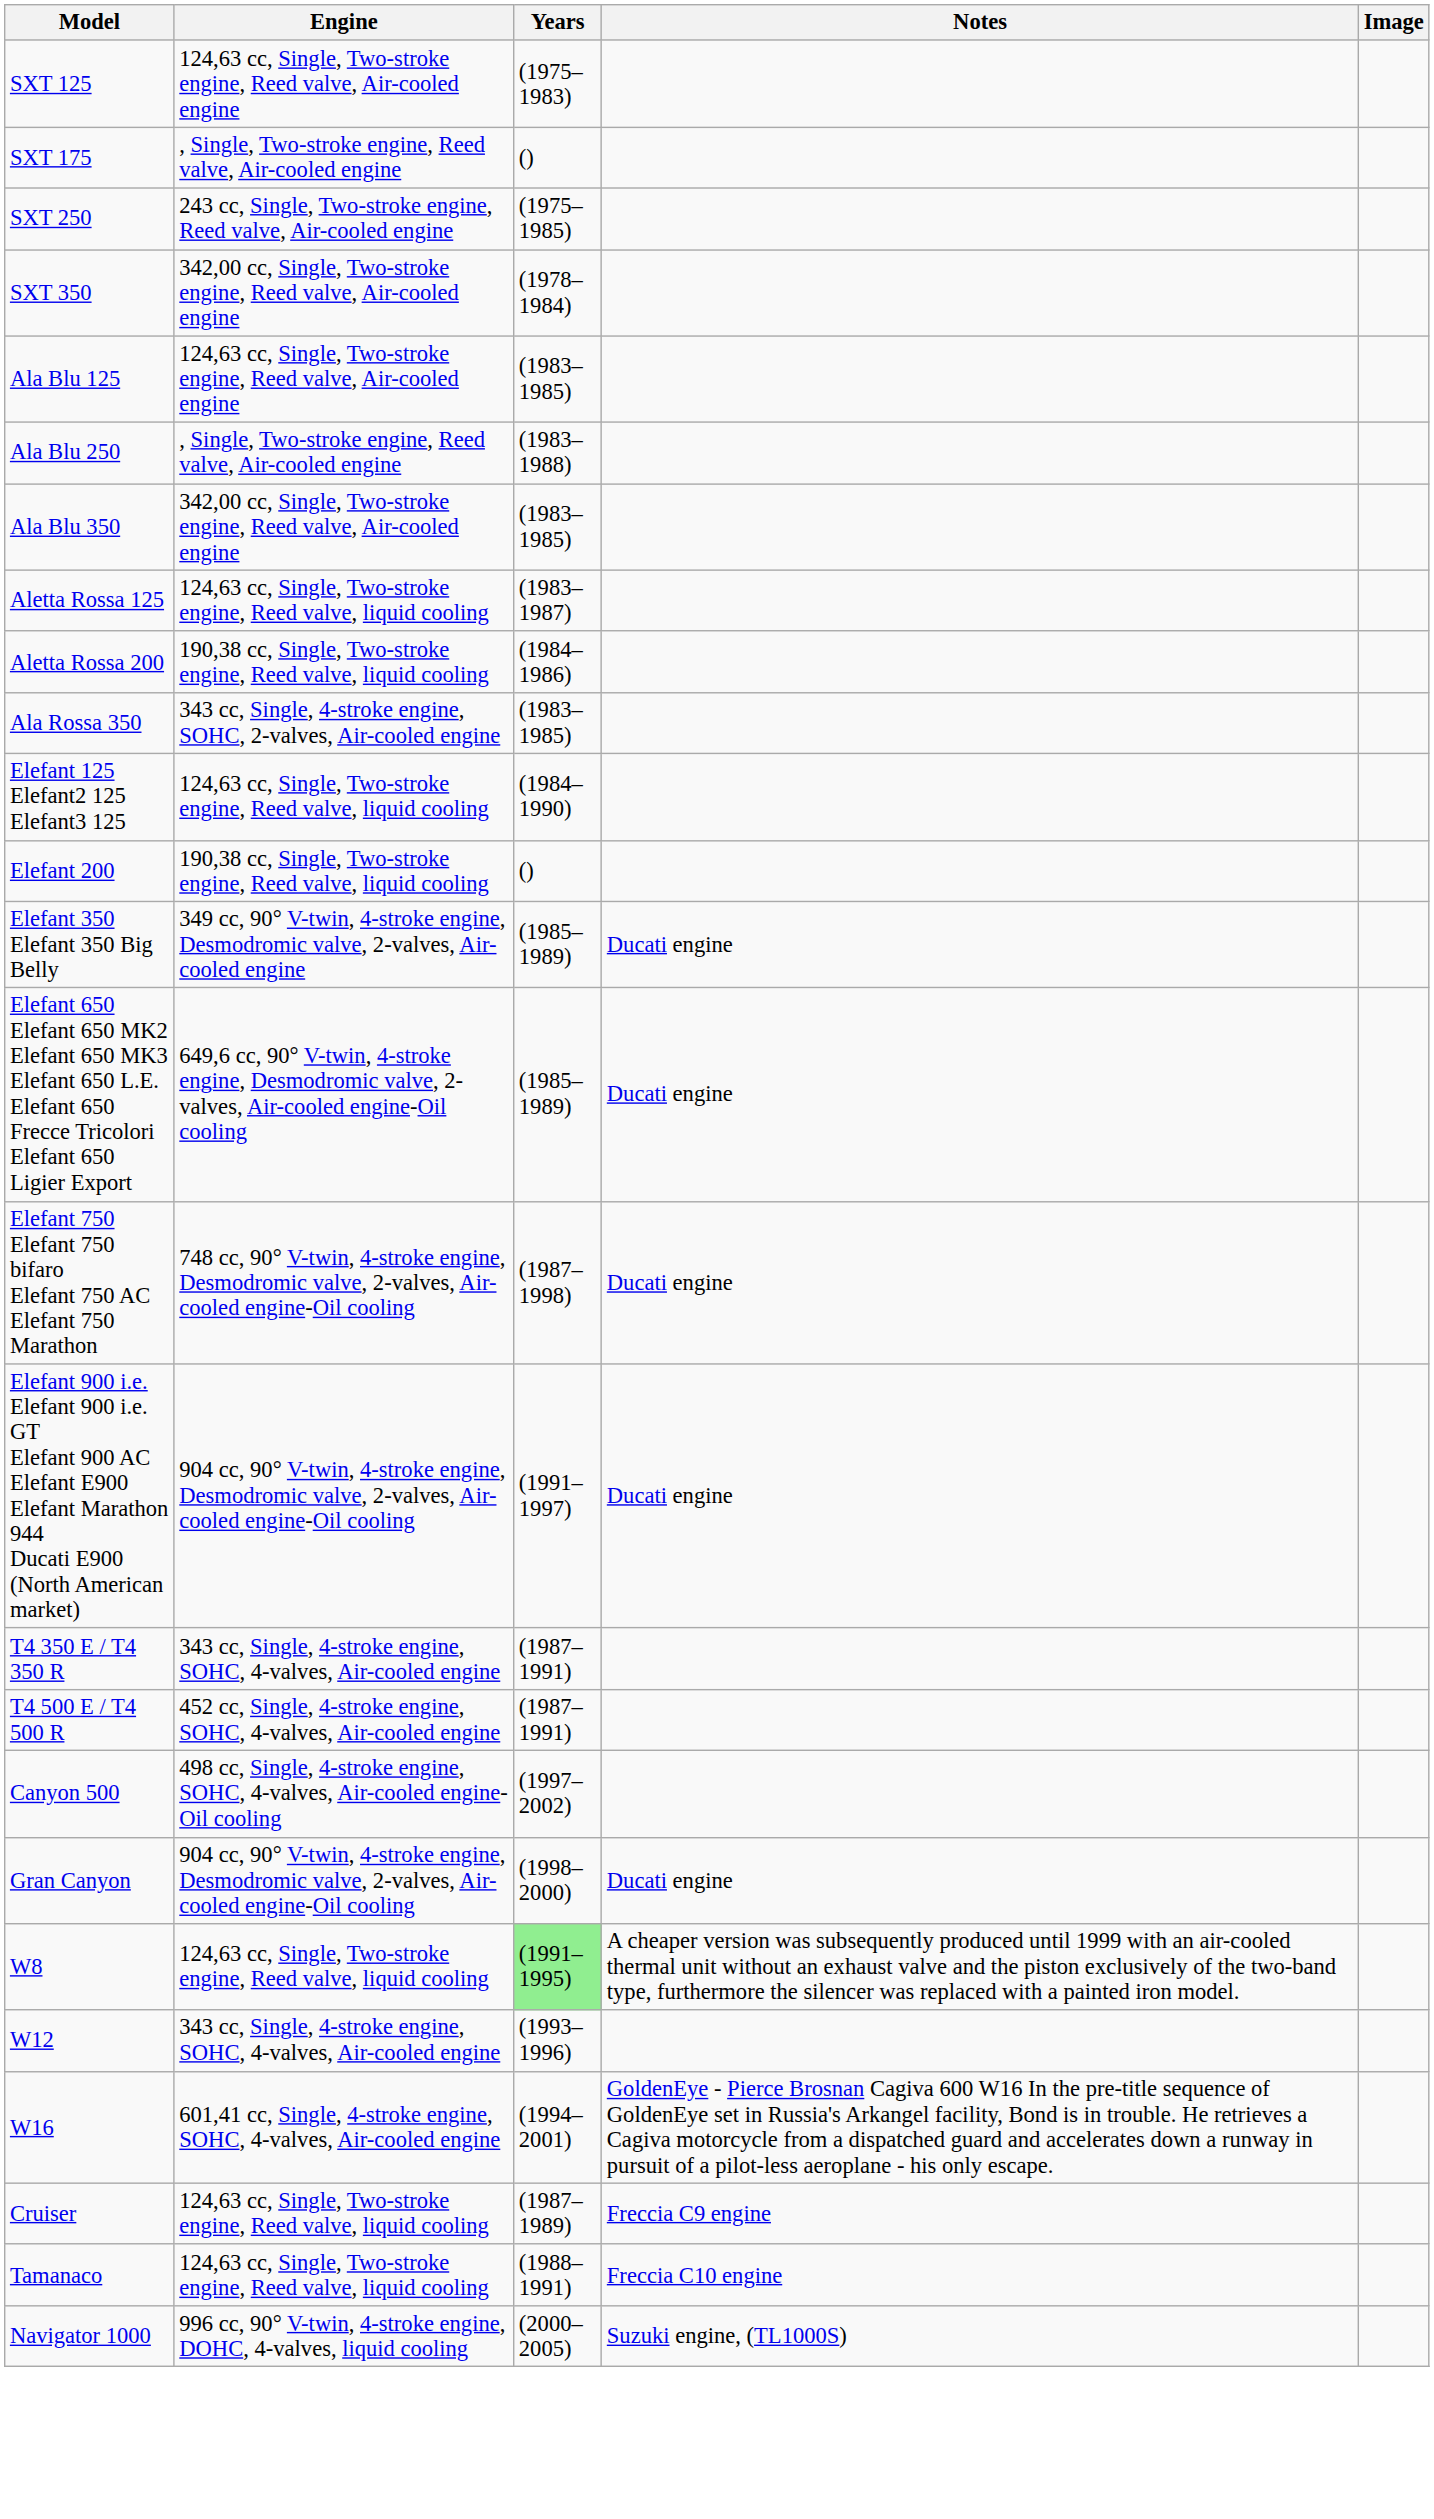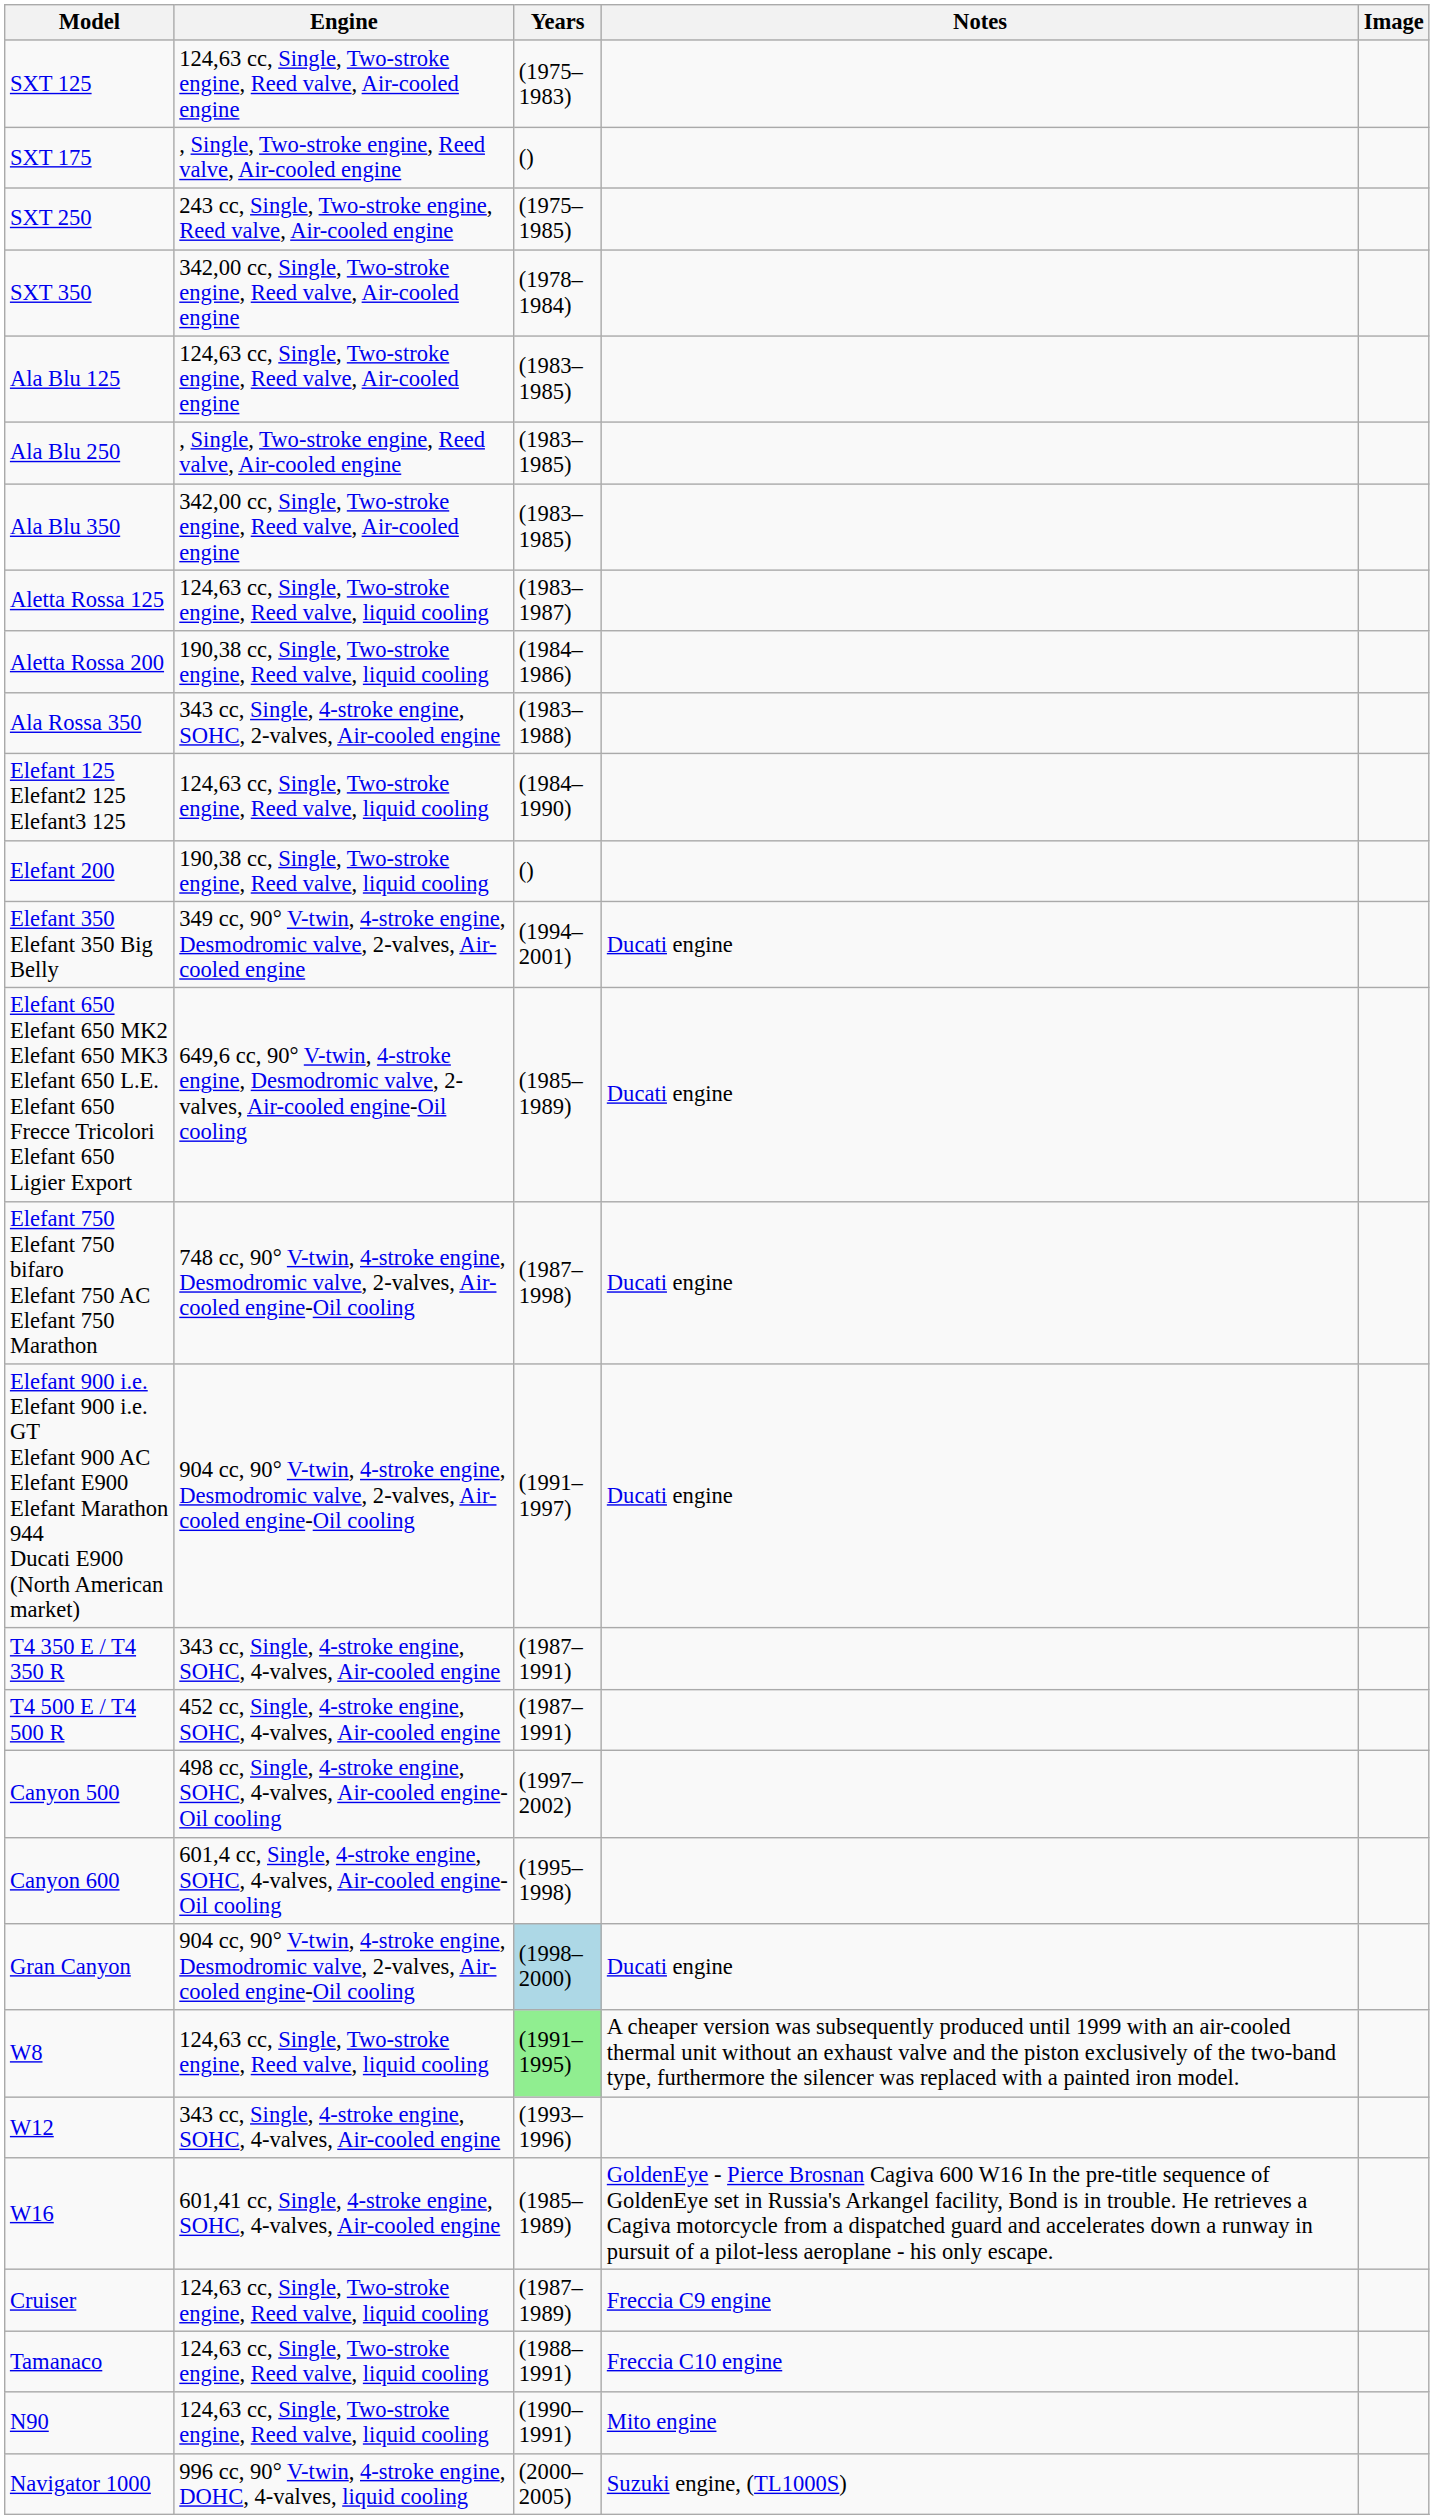(551, 452) (1983–1988) -> (551, 452) (1983–1985)
(551, 722) (1983–1985) -> (551, 722) (1983–1988)
(551, 944) (1985–1989) -> (551, 944) (1994–2001)
+ row: (65, 1880)
(551, 1880) no background -> (551, 1966) lightblue background
(551, 2126) (1994–2001) -> (551, 2213) (1985–1989)
+ row: (29, 2422)
